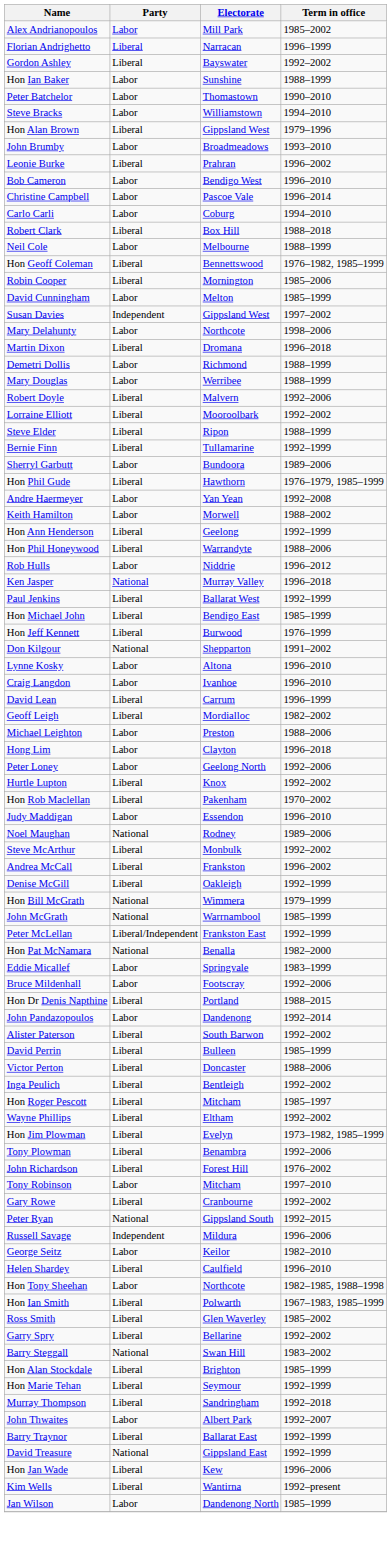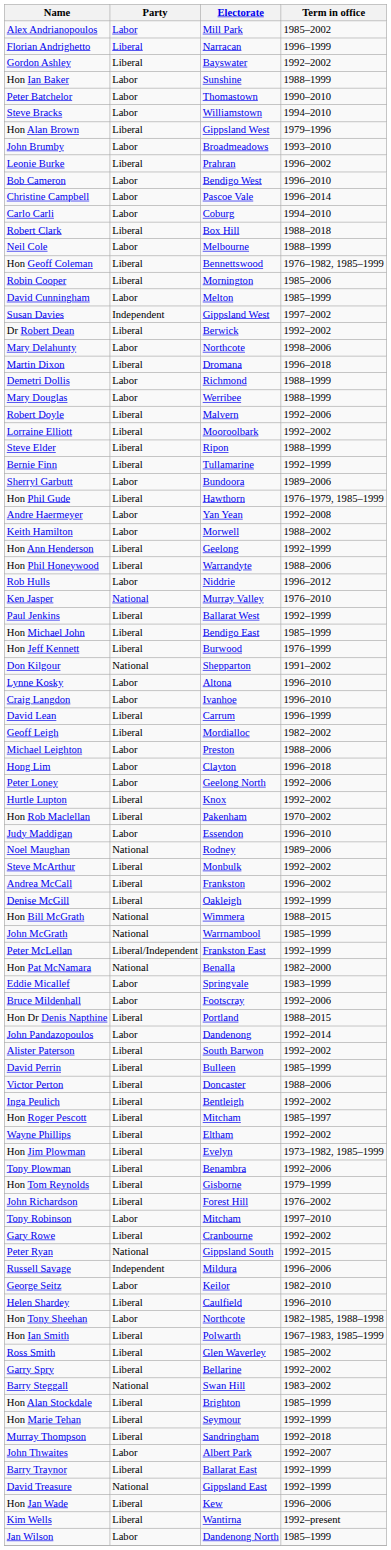+ row: (40, 331)
(307, 582) 1996–2018 -> (307, 599) 1976–2010
(307, 900) 1979–1999 -> (307, 917) 1988–2015
+ row: (48, 1185)
